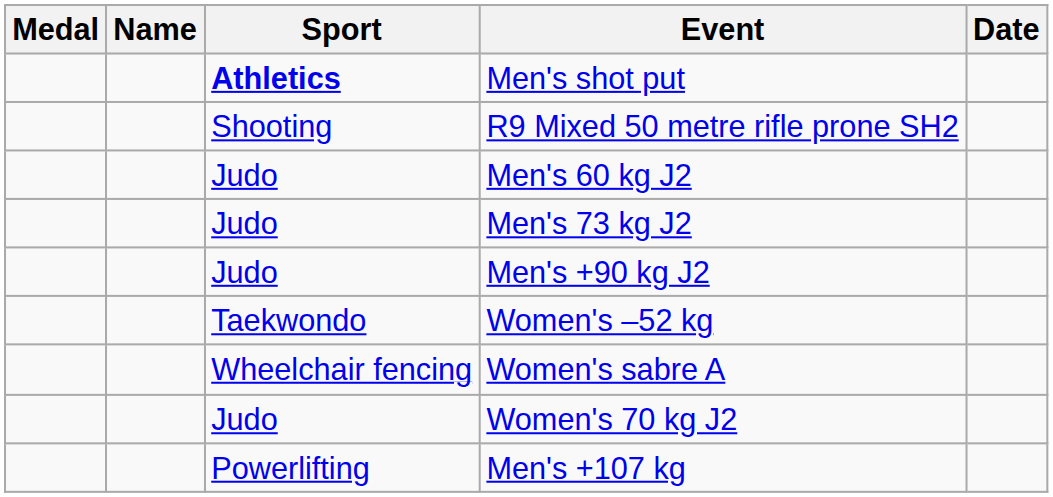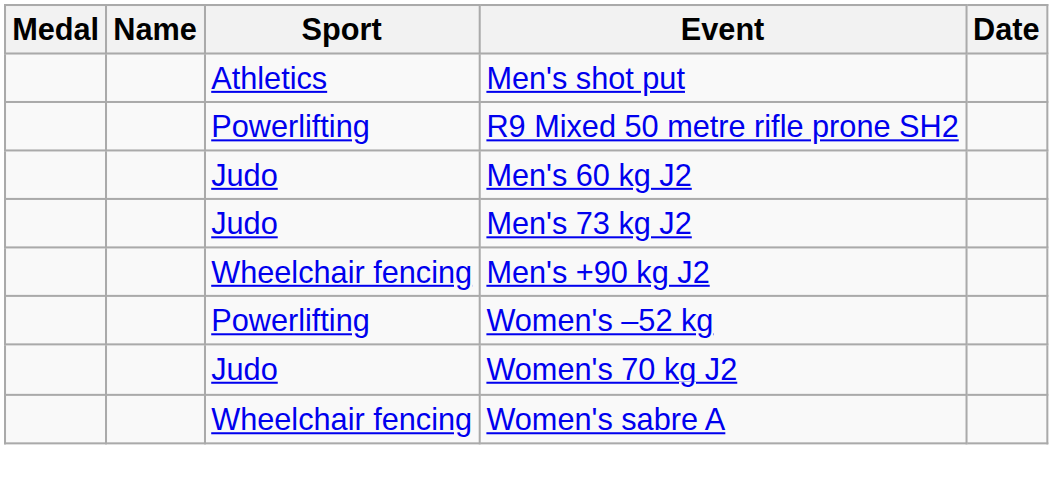(276, 78) bold -> (269, 78) normal
(272, 127) Shooting -> (291, 127) Powerlifting
(244, 273) Judo -> (342, 273) Wheelchair fencing
(289, 321) Taekwondo -> (291, 321) Powerlifting
rows swapped: (606, 370) <-> (612, 418)
- row: (586, 467)
